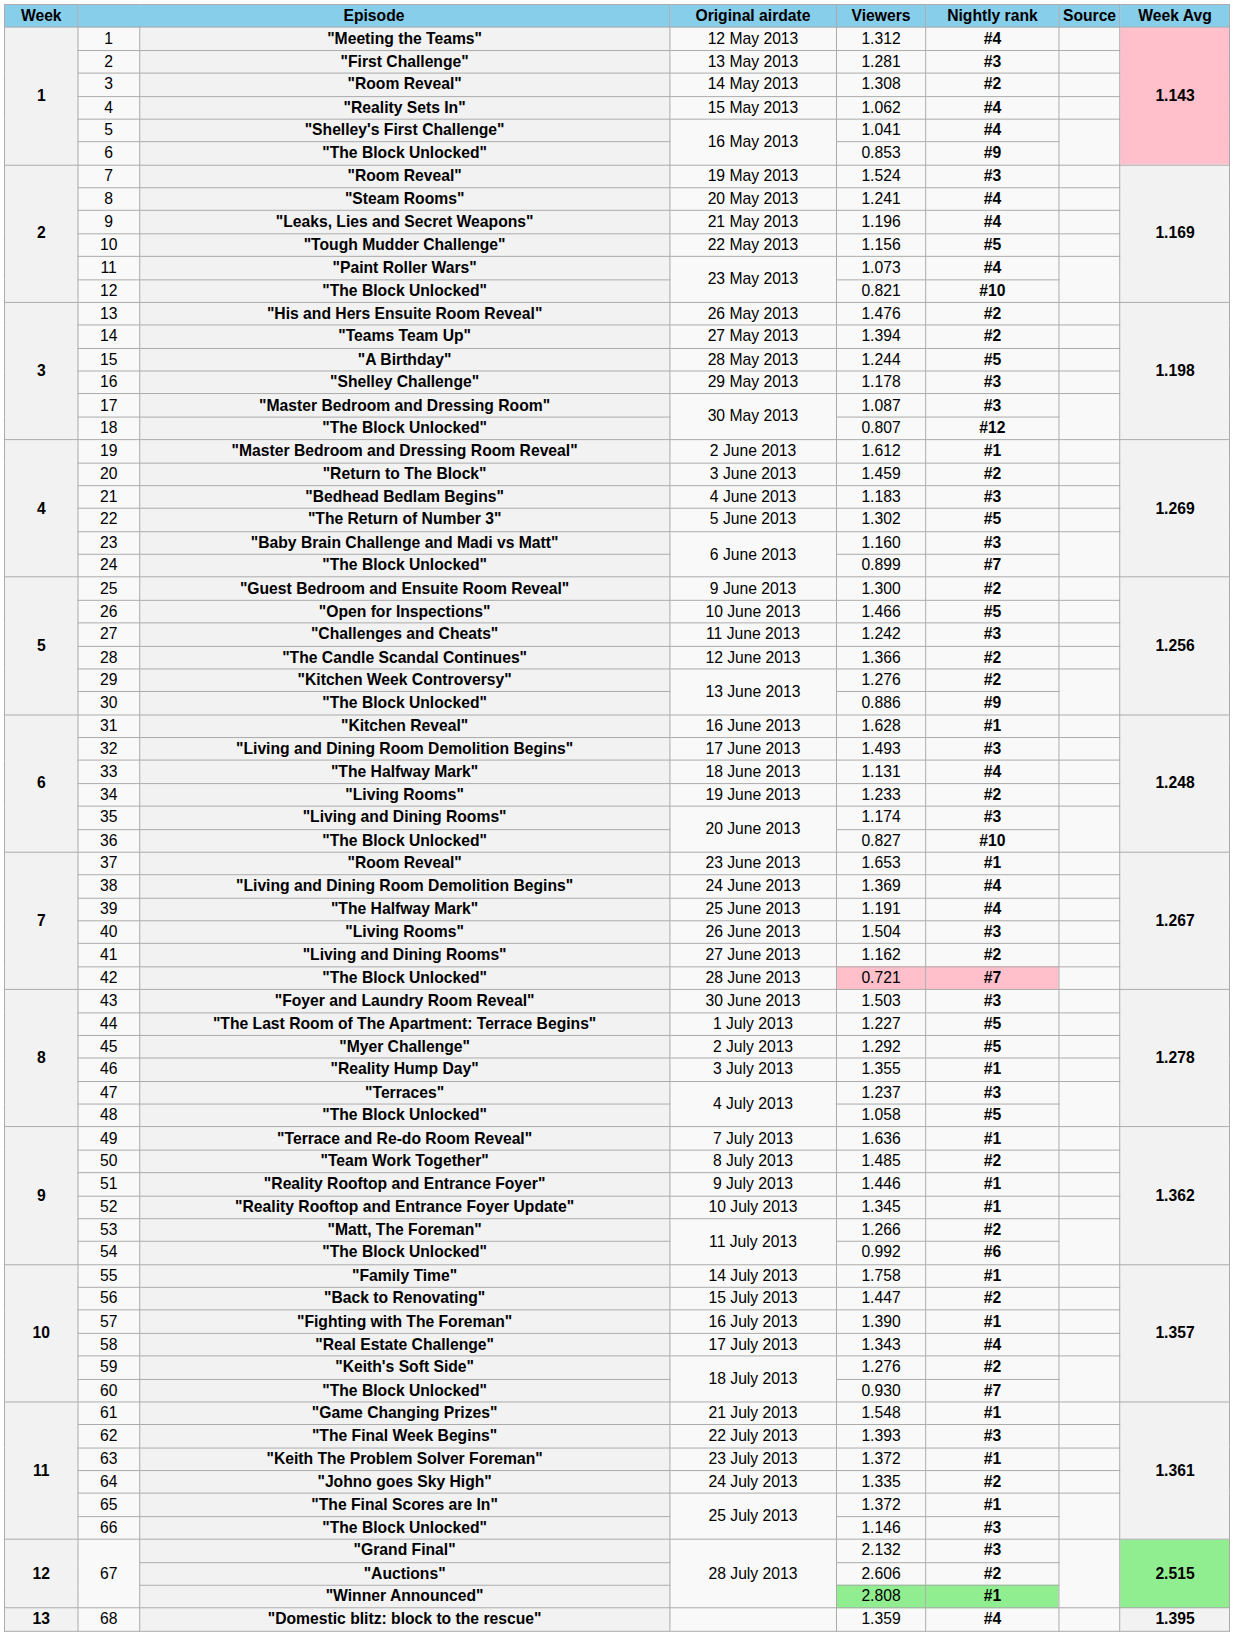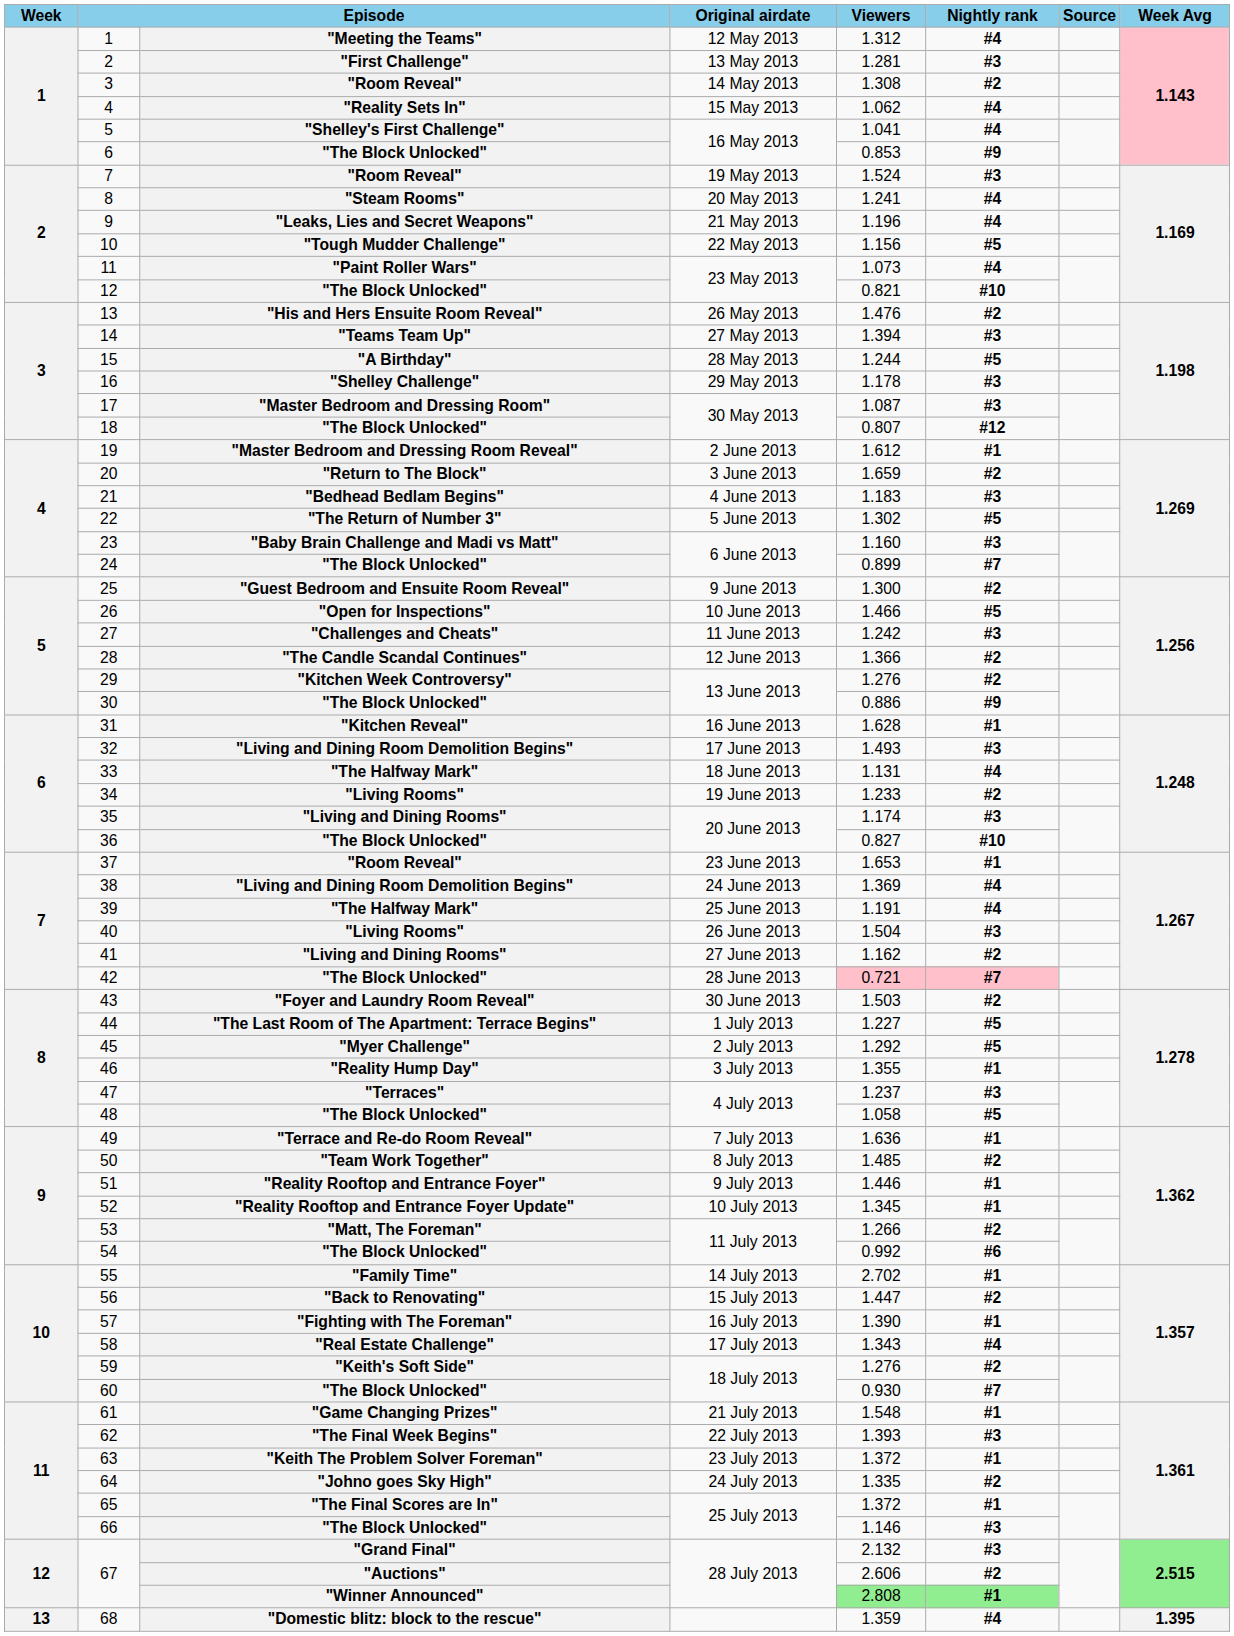(992, 336) #2 -> (992, 336) #3
(881, 474) 1.459 -> (881, 474) 1.659
(992, 1000) #3 -> (992, 1000) #2
(881, 1275) 1.758 -> (881, 1275) 2.702
